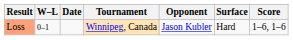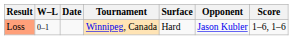columns swapped: (232, 12) <-> (187, 12)
